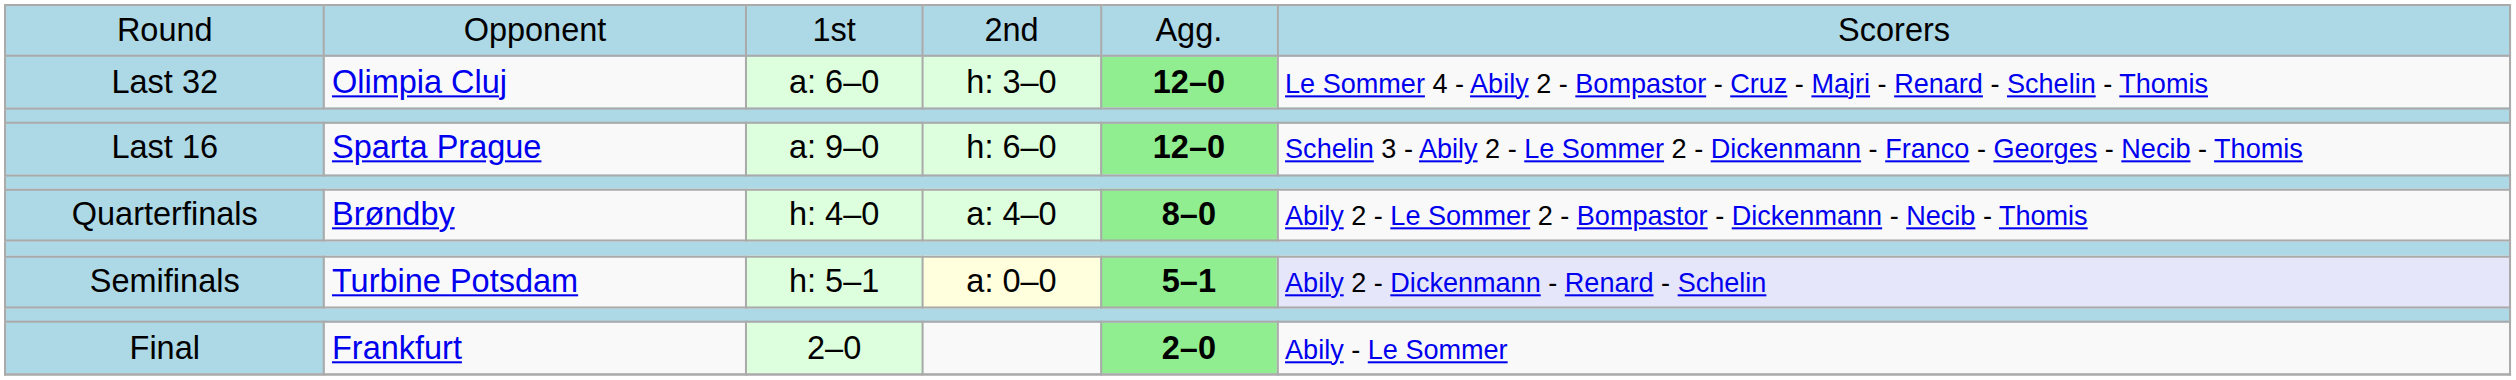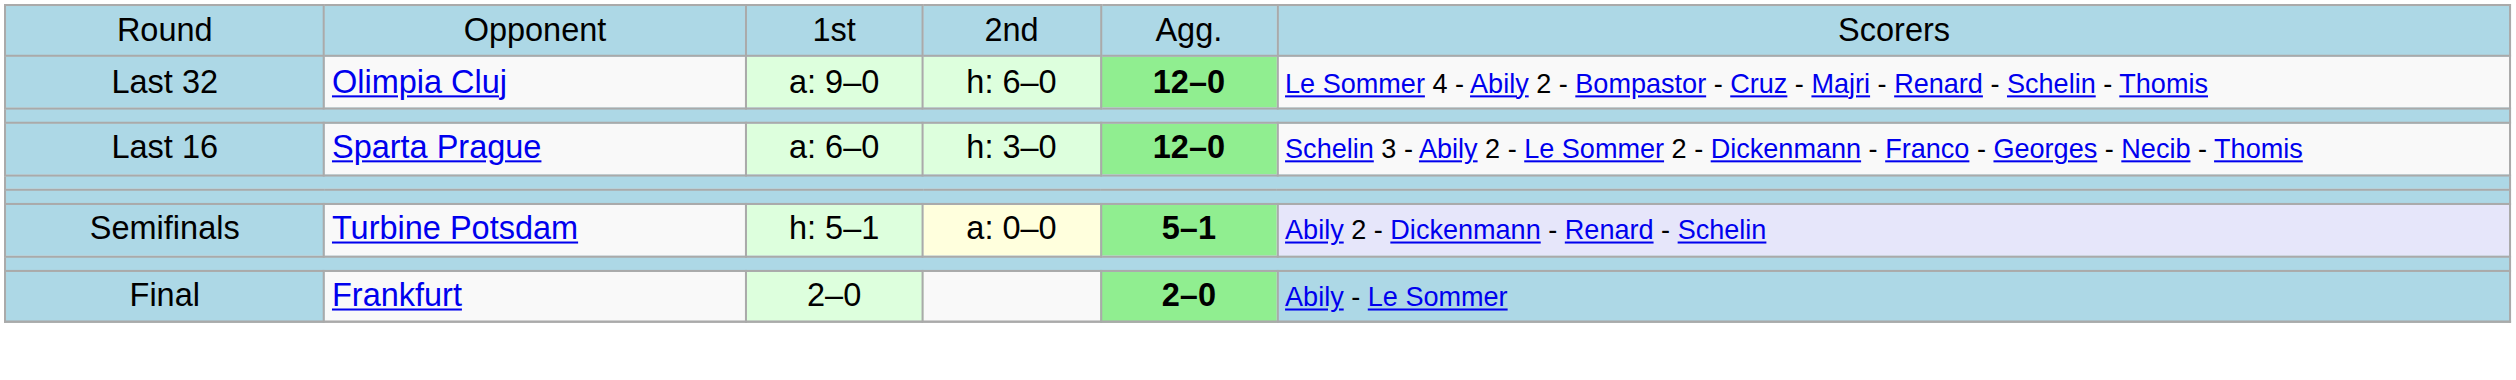(834, 81) a: 6–0 -> (834, 81) a: 9–0
(1011, 81) h: 3–0 -> (1011, 81) h: 6–0
(834, 148) a: 9–0 -> (834, 148) a: 6–0
(1011, 148) h: 6–0 -> (1011, 148) h: 3–0
- row: (165, 214)
(1396, 349) no background -> (1396, 298) lightblue background
